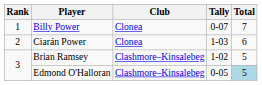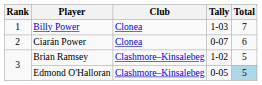(219, 27) 0-07 -> (219, 27) 1-03
(219, 42) 1-03 -> (219, 42) 0-07
